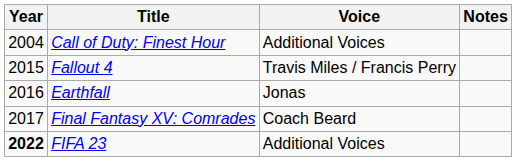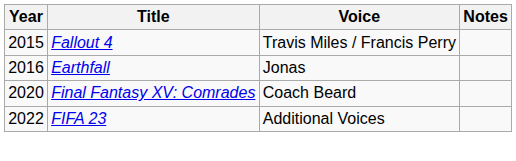- row: (138, 42)
(26, 118) 2017 -> (26, 93) 2020
(26, 144) bold -> (26, 118) normal
